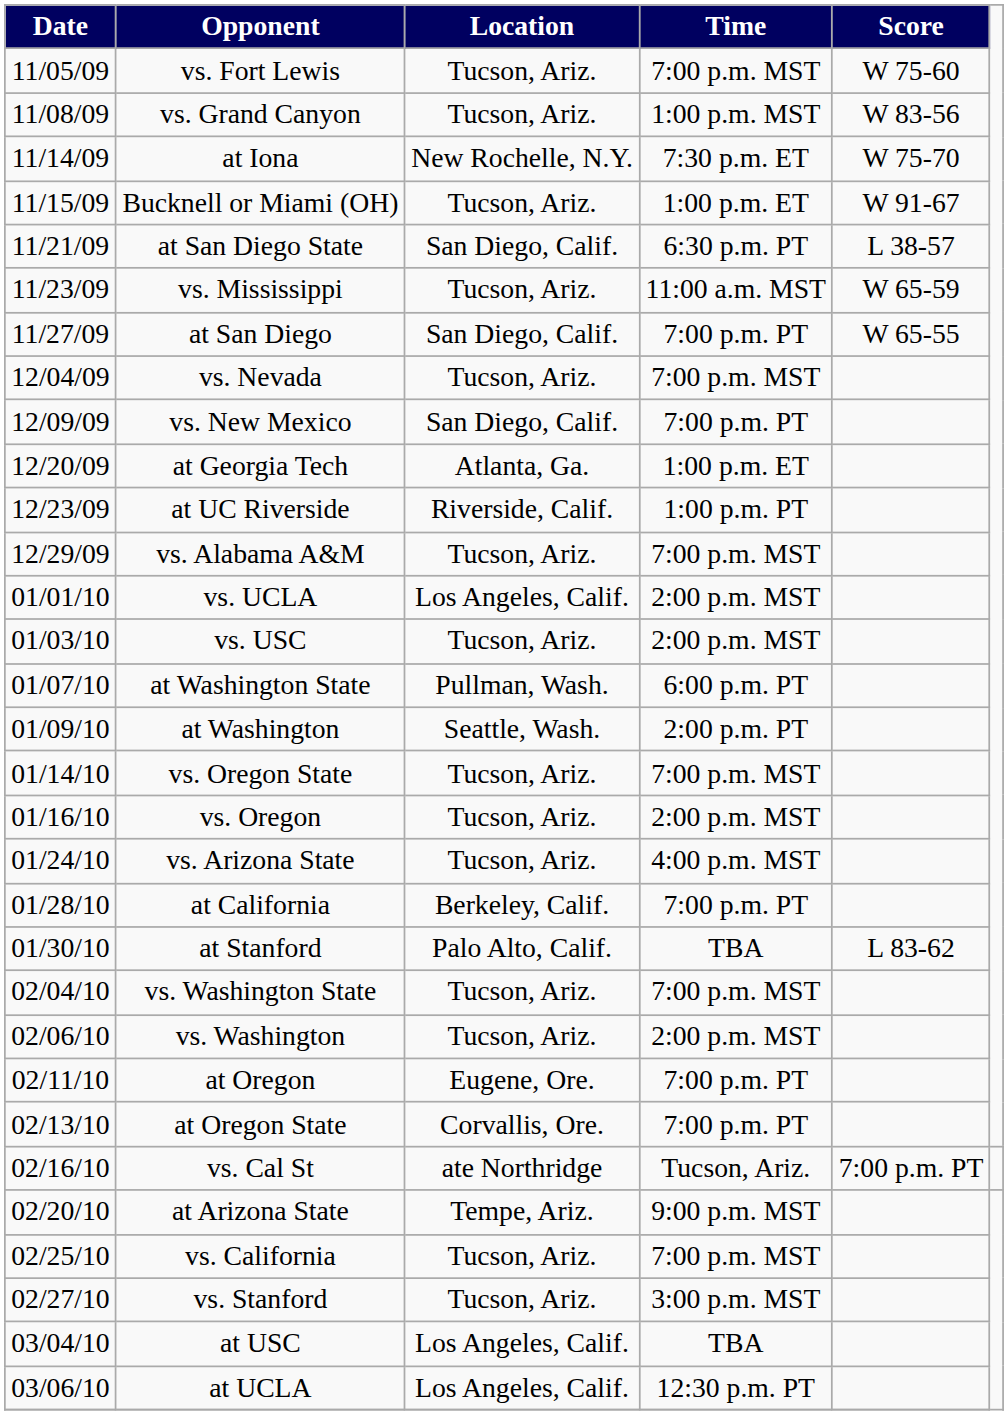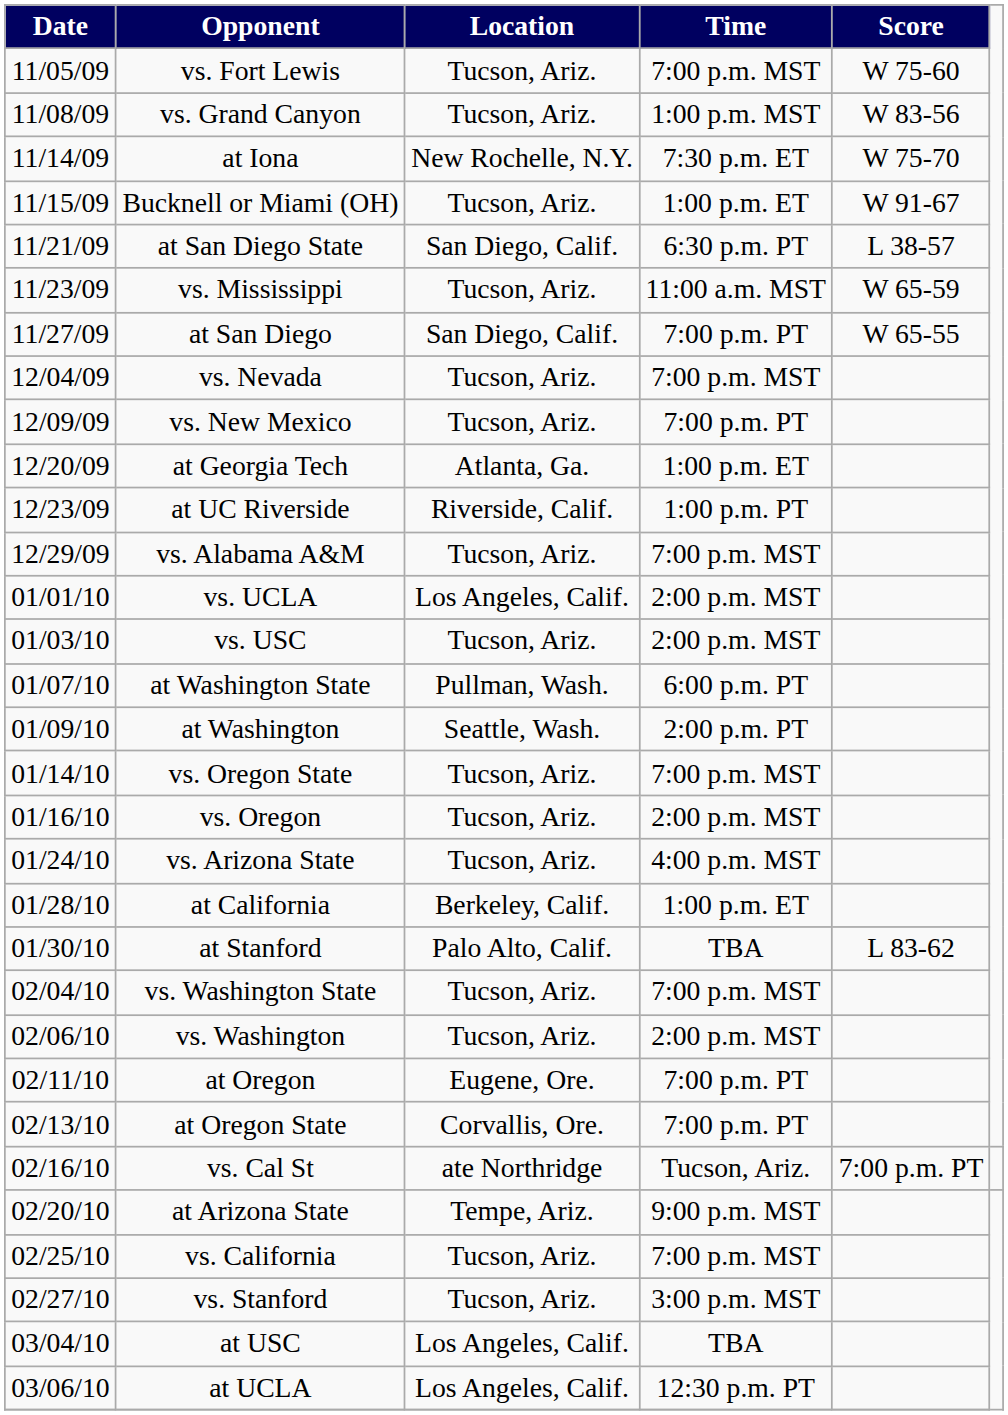(522, 421) San Diego, Calif. -> (522, 421) Tucson, Ariz.
(736, 904) 7:00 p.m. PT -> (736, 904) 1:00 p.m. ET
